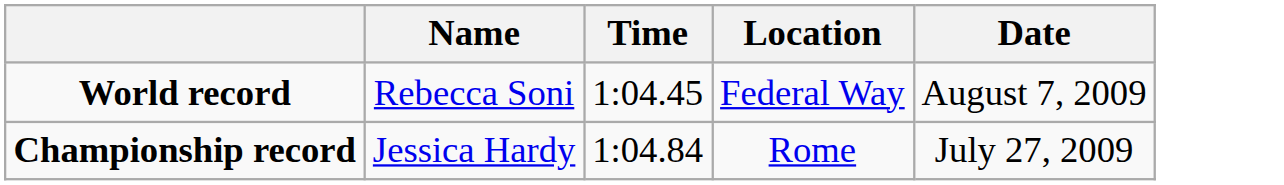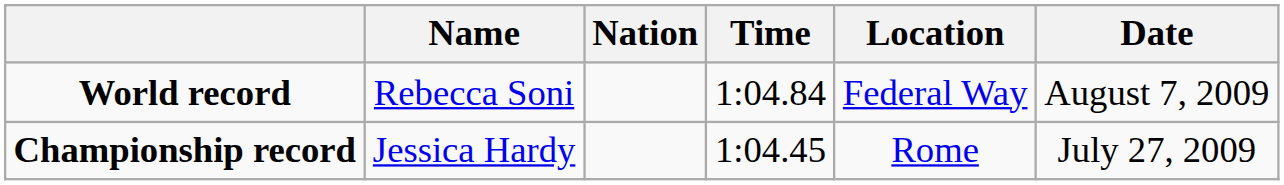+ column: (645, 33)
(648, 91) 1:04.45 -> (770, 91) 1:04.84
(648, 149) 1:04.84 -> (770, 149) 1:04.45
